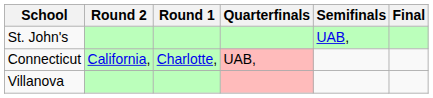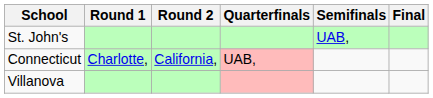columns swapped: (187, 15) <-> (119, 15)
